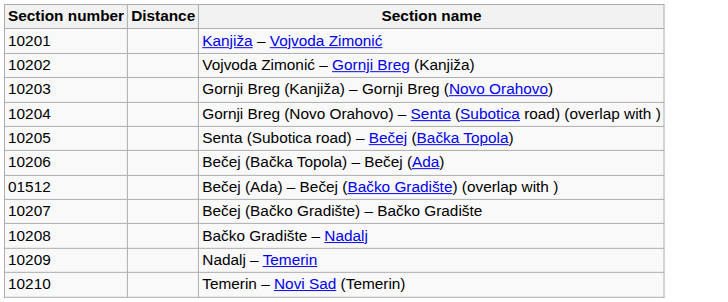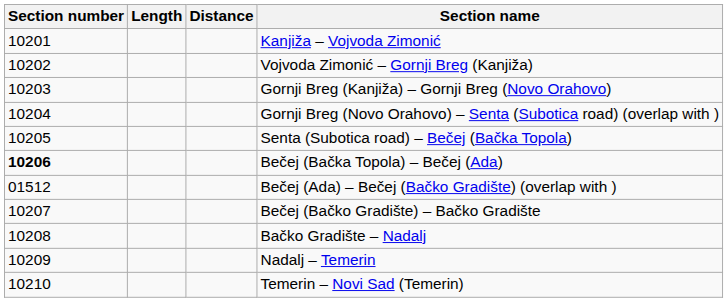+ column: (157, 16)
(29, 162) normal -> (29, 162) bold
